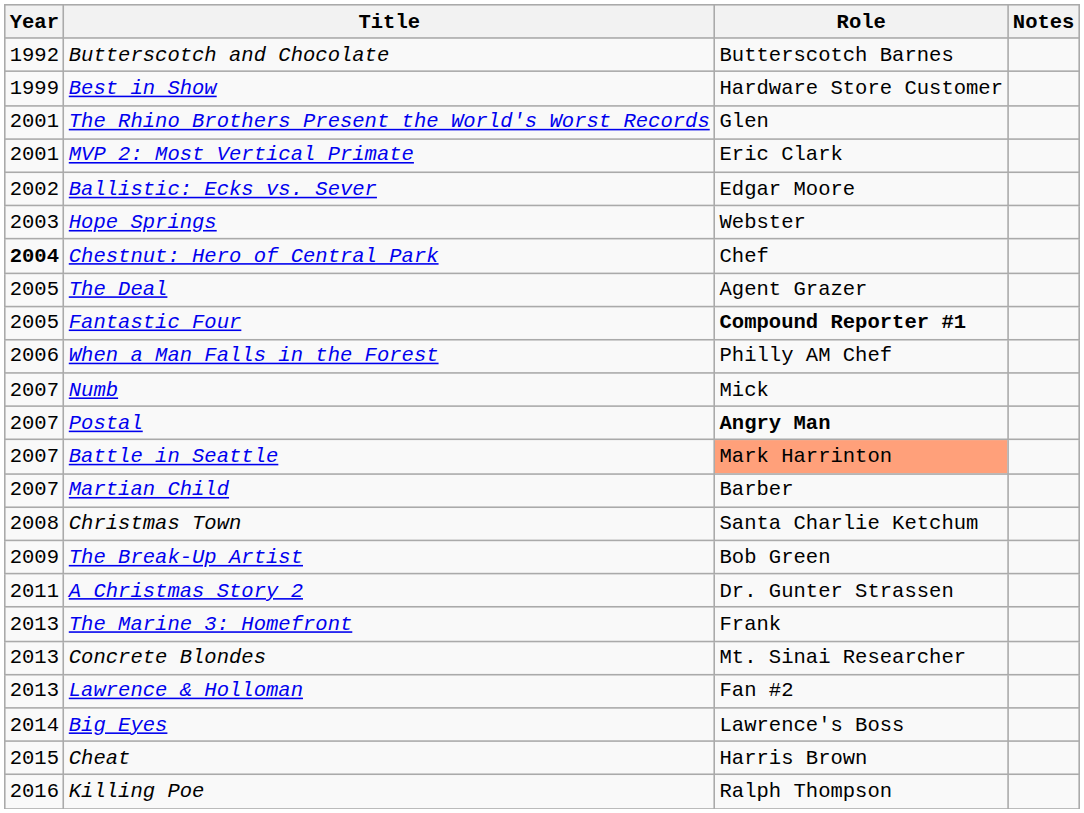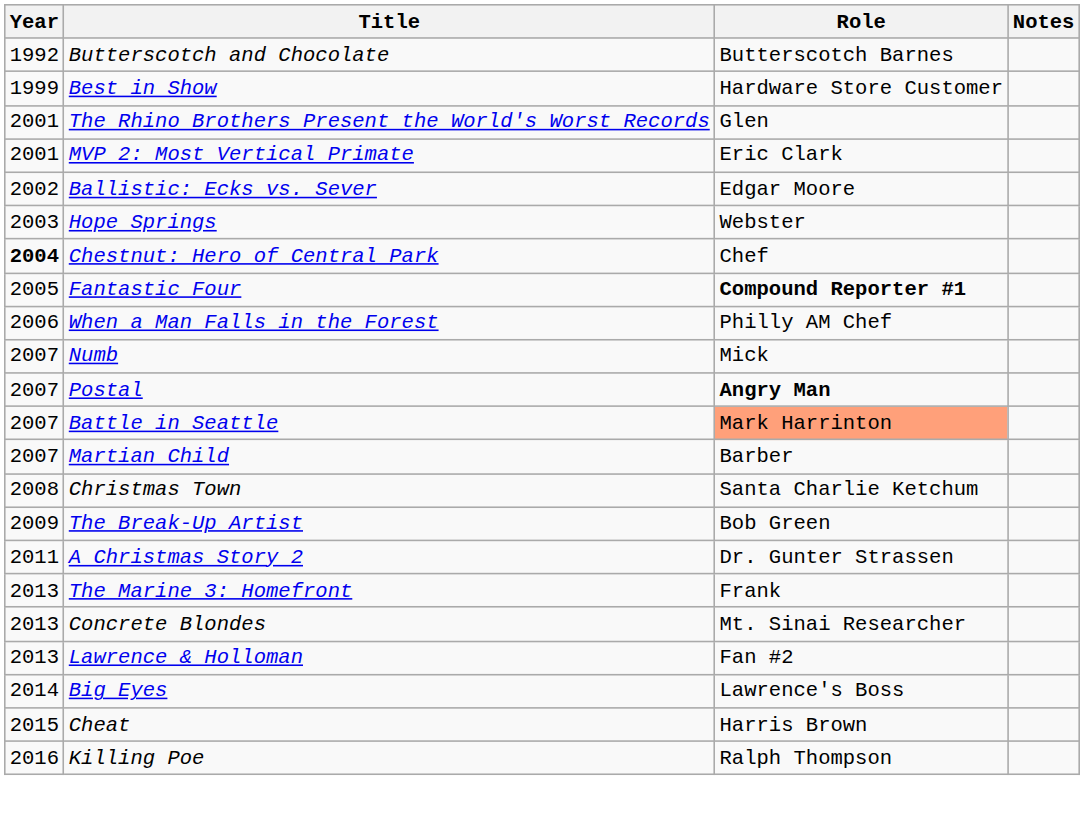- row: (118, 289)
